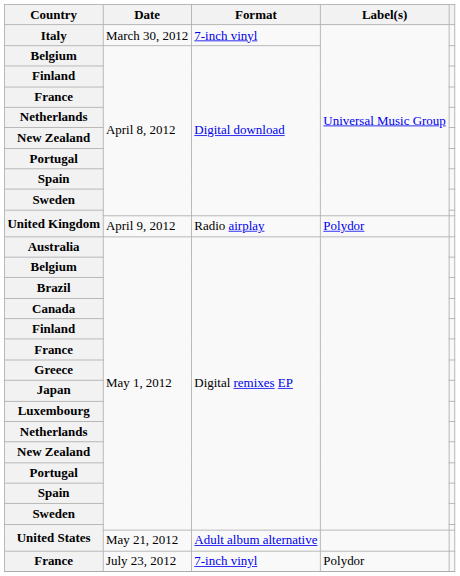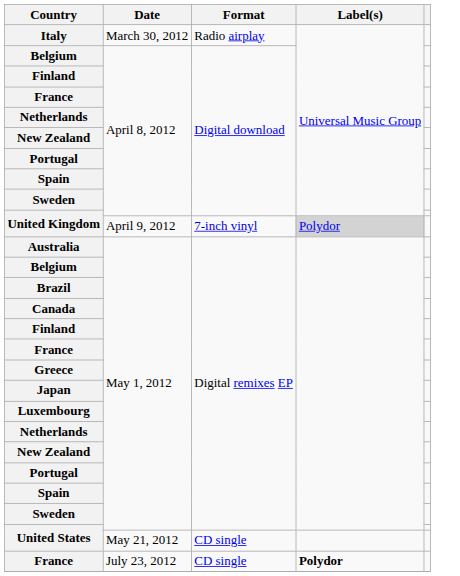(226, 35) 7-inch vinyl -> (229, 35) Radio airplay
(229, 226) Radio airplay -> (226, 226) 7-inch vinyl
(344, 226) no background -> (319, 226) lightgrey background
(256, 540) Adult album alternative -> (220, 540) CD single
(226, 561) 7-inch vinyl -> (220, 561) CD single
(344, 561) normal -> (321, 561) bold
